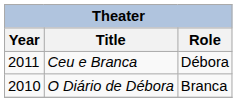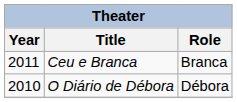(205, 63) Débora -> (204, 63) Branca
(204, 86) Branca -> (205, 86) Débora
